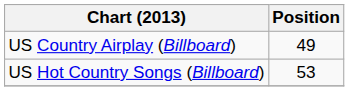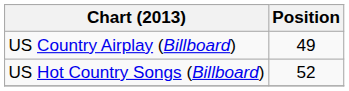(306, 72) 53 -> (306, 72) 52
